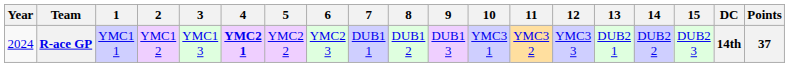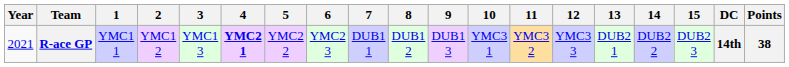(20, 43) 2024 -> (20, 43) 2021
(765, 43) 37 -> (765, 43) 38
